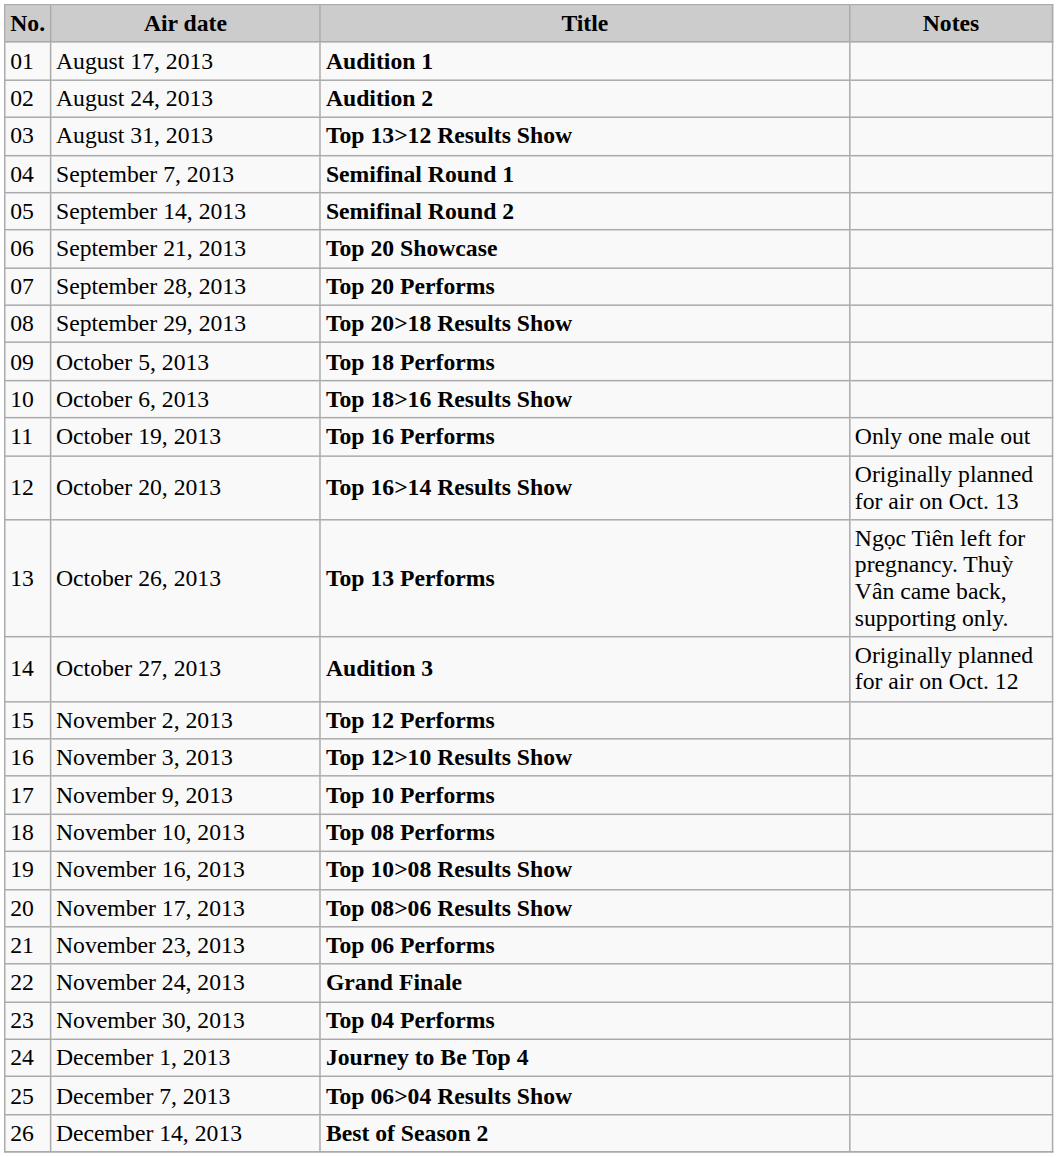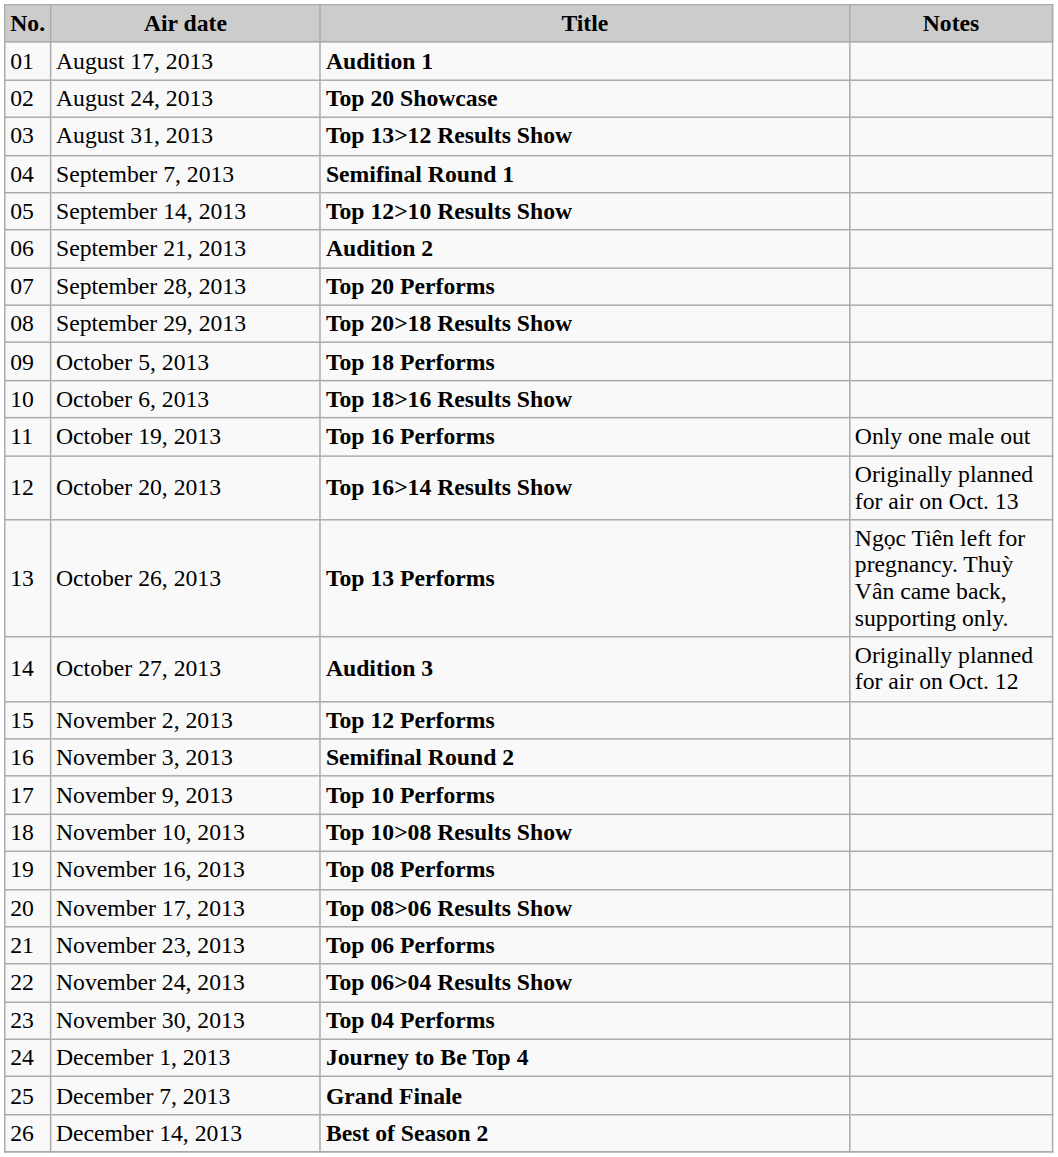(380, 98) Audition 2 -> (412, 98) Top 20 Showcase
(420, 211) Semifinal Round 2 -> (449, 211) Top 12>10 Results Show
(412, 248) Top 20 Showcase -> (380, 248) Audition 2
(449, 757) Top 12>10 Results Show -> (420, 757) Semifinal Round 2
(410, 832) Top 08 Performs -> (449, 832) Top 10>08 Results Show
(449, 870) Top 10>08 Results Show -> (410, 870) Top 08 Performs
(394, 982) Grand Finale -> (449, 982) Top 06>04 Results Show
(449, 1095) Top 06>04 Results Show -> (394, 1095) Grand Finale
